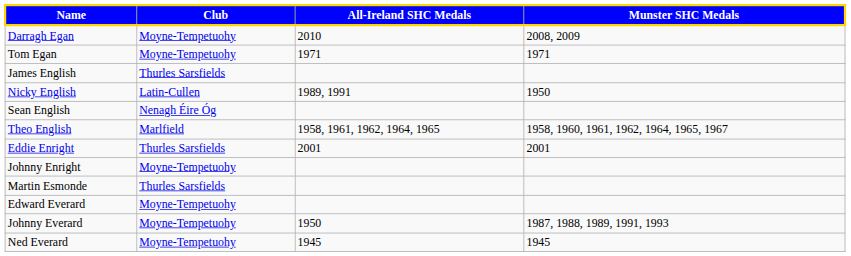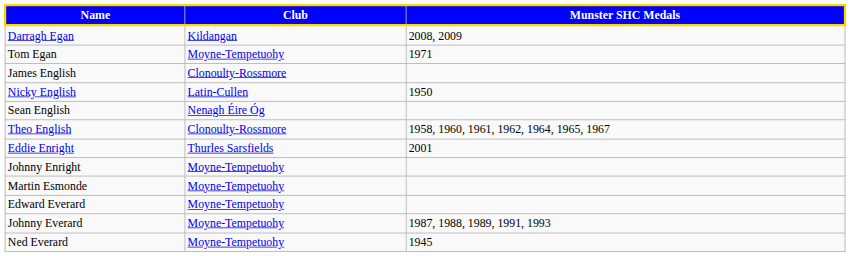- column: (409, 15)
(188, 35) Moyne-Tempetuohy -> (212, 35) Kildangan
(182, 73) Thurles Sarsfields -> (237, 73) Clonoulty-Rossmore
(162, 129) Marlfield -> (237, 129) Clonoulty-Rossmore
(182, 185) Thurles Sarsfields -> (236, 185) Moyne-Tempetuohy
